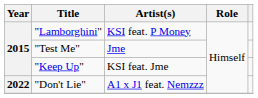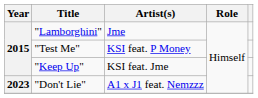(149, 31) KSI feat. P Money -> (116, 31) Jme
(116, 48) Jme -> (149, 48) KSI feat. P Money
(18, 84) 2022 -> (18, 84) 2023
